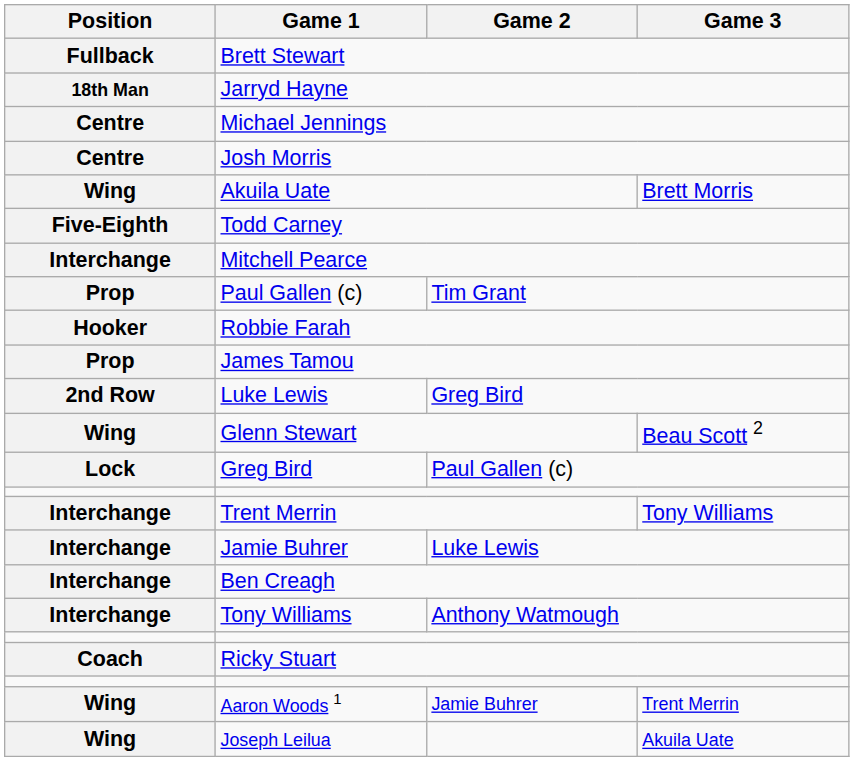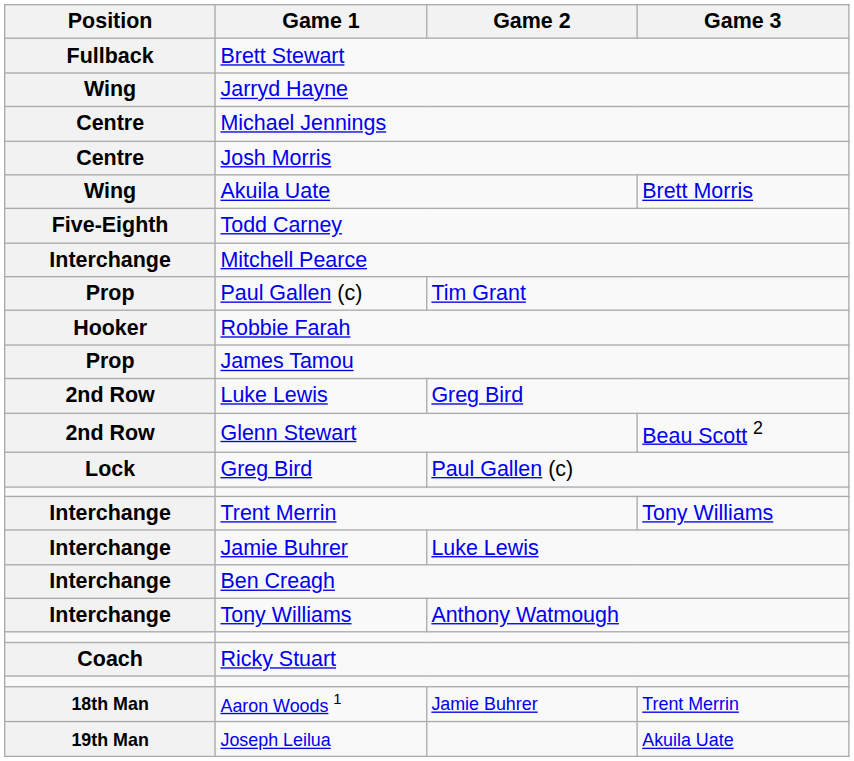(110, 90) 18th Man -> (110, 89) Wing
(110, 432) Wing -> (110, 432) 2nd Row
(110, 703) Wing -> (110, 705) 18th Man
(110, 738) Wing -> (110, 740) 19th Man
